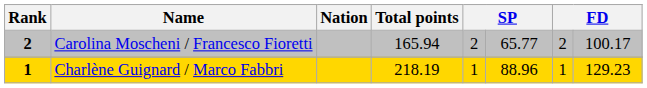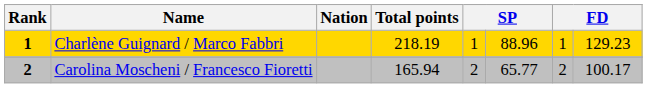rows swapped: (169, 69) <-> (183, 43)
